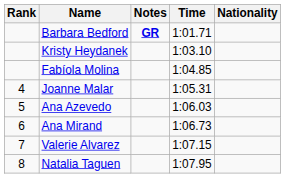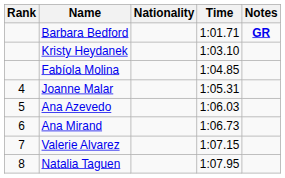columns swapped: (247, 13) <-> (150, 13)
